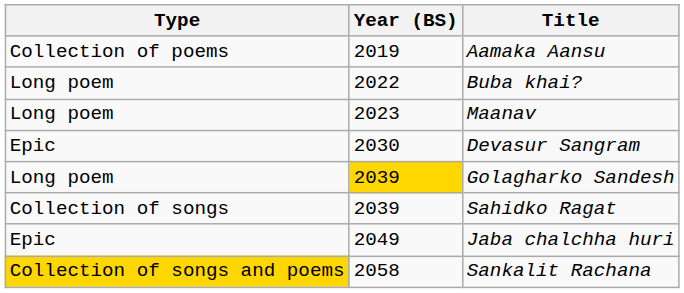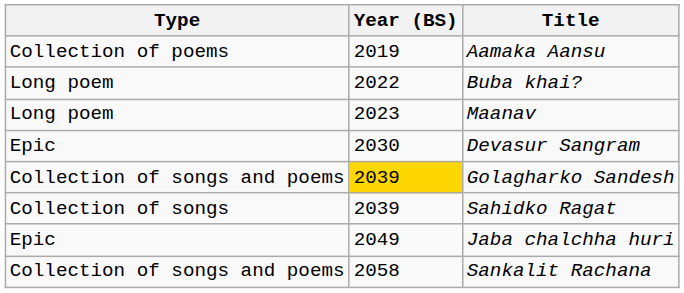(62, 177) Long poem -> (177, 177) Collection of songs and poems
(177, 271) gold background -> (177, 271) no background
